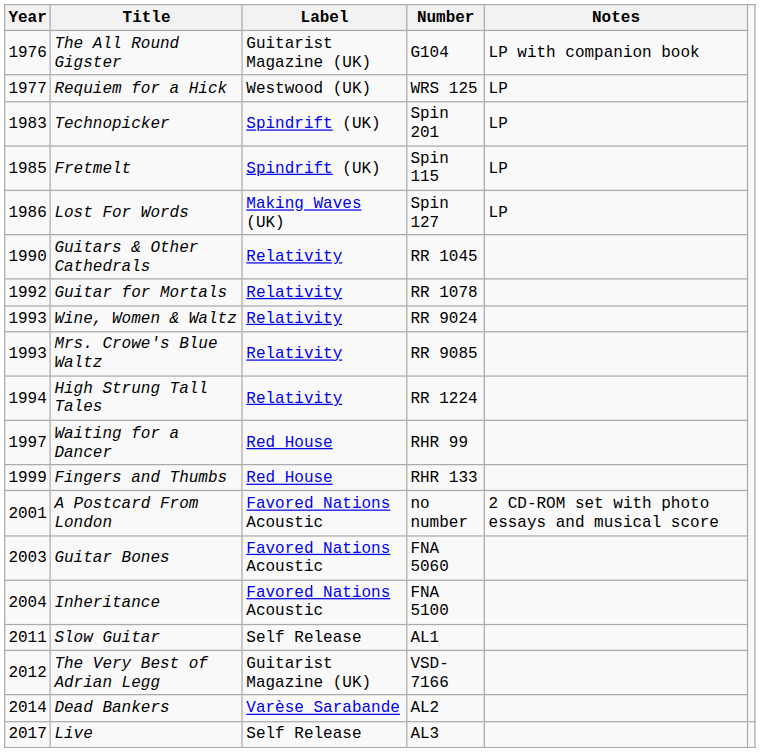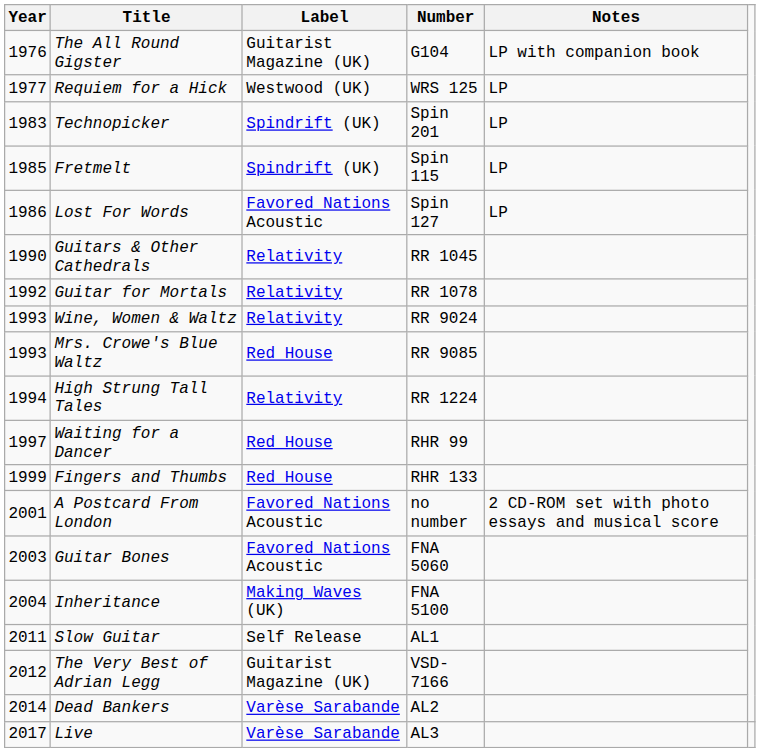(304, 213) Making Waves (UK) -> (318, 213) Favored Nations Acoustic
(294, 354) Relativity -> (290, 354) Red House
(318, 602) Favored Nations Acoustic -> (304, 602) Making Waves (UK)
(304, 734) Self Release -> (323, 734) Varèse Sarabande
